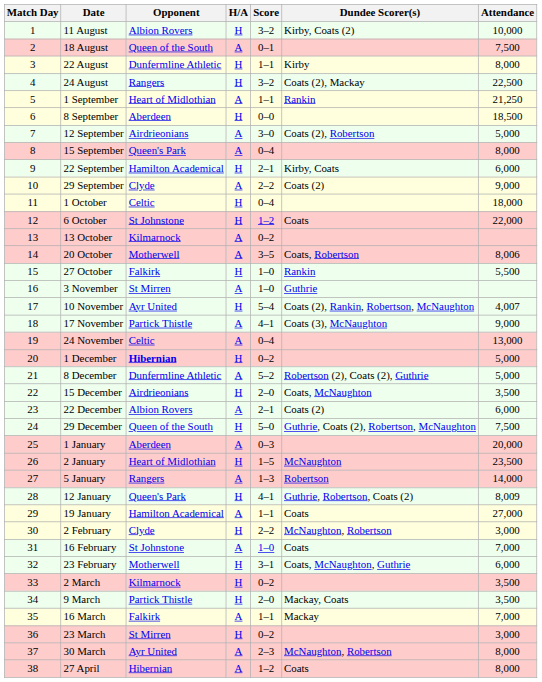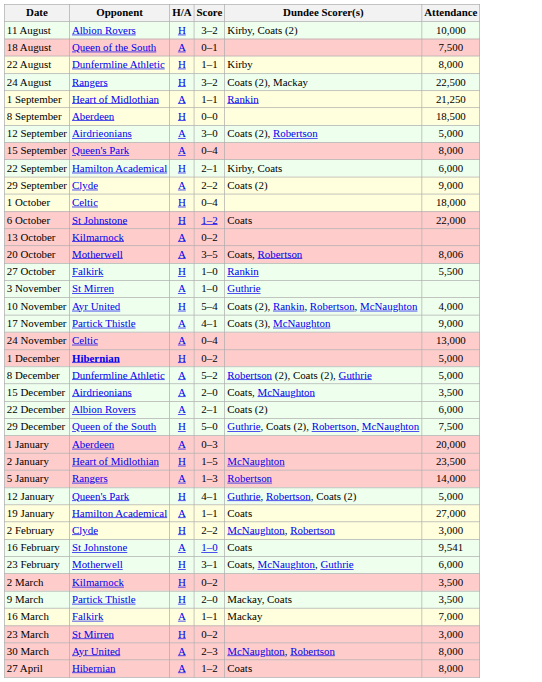- column: (33, 13)
(508, 306) 4,007 -> (451, 306) 4,000
(239, 392) H -> (182, 392) A
(508, 496) 8,009 -> (451, 496) 5,000
(508, 548) 7,000 -> (451, 548) 9,541
